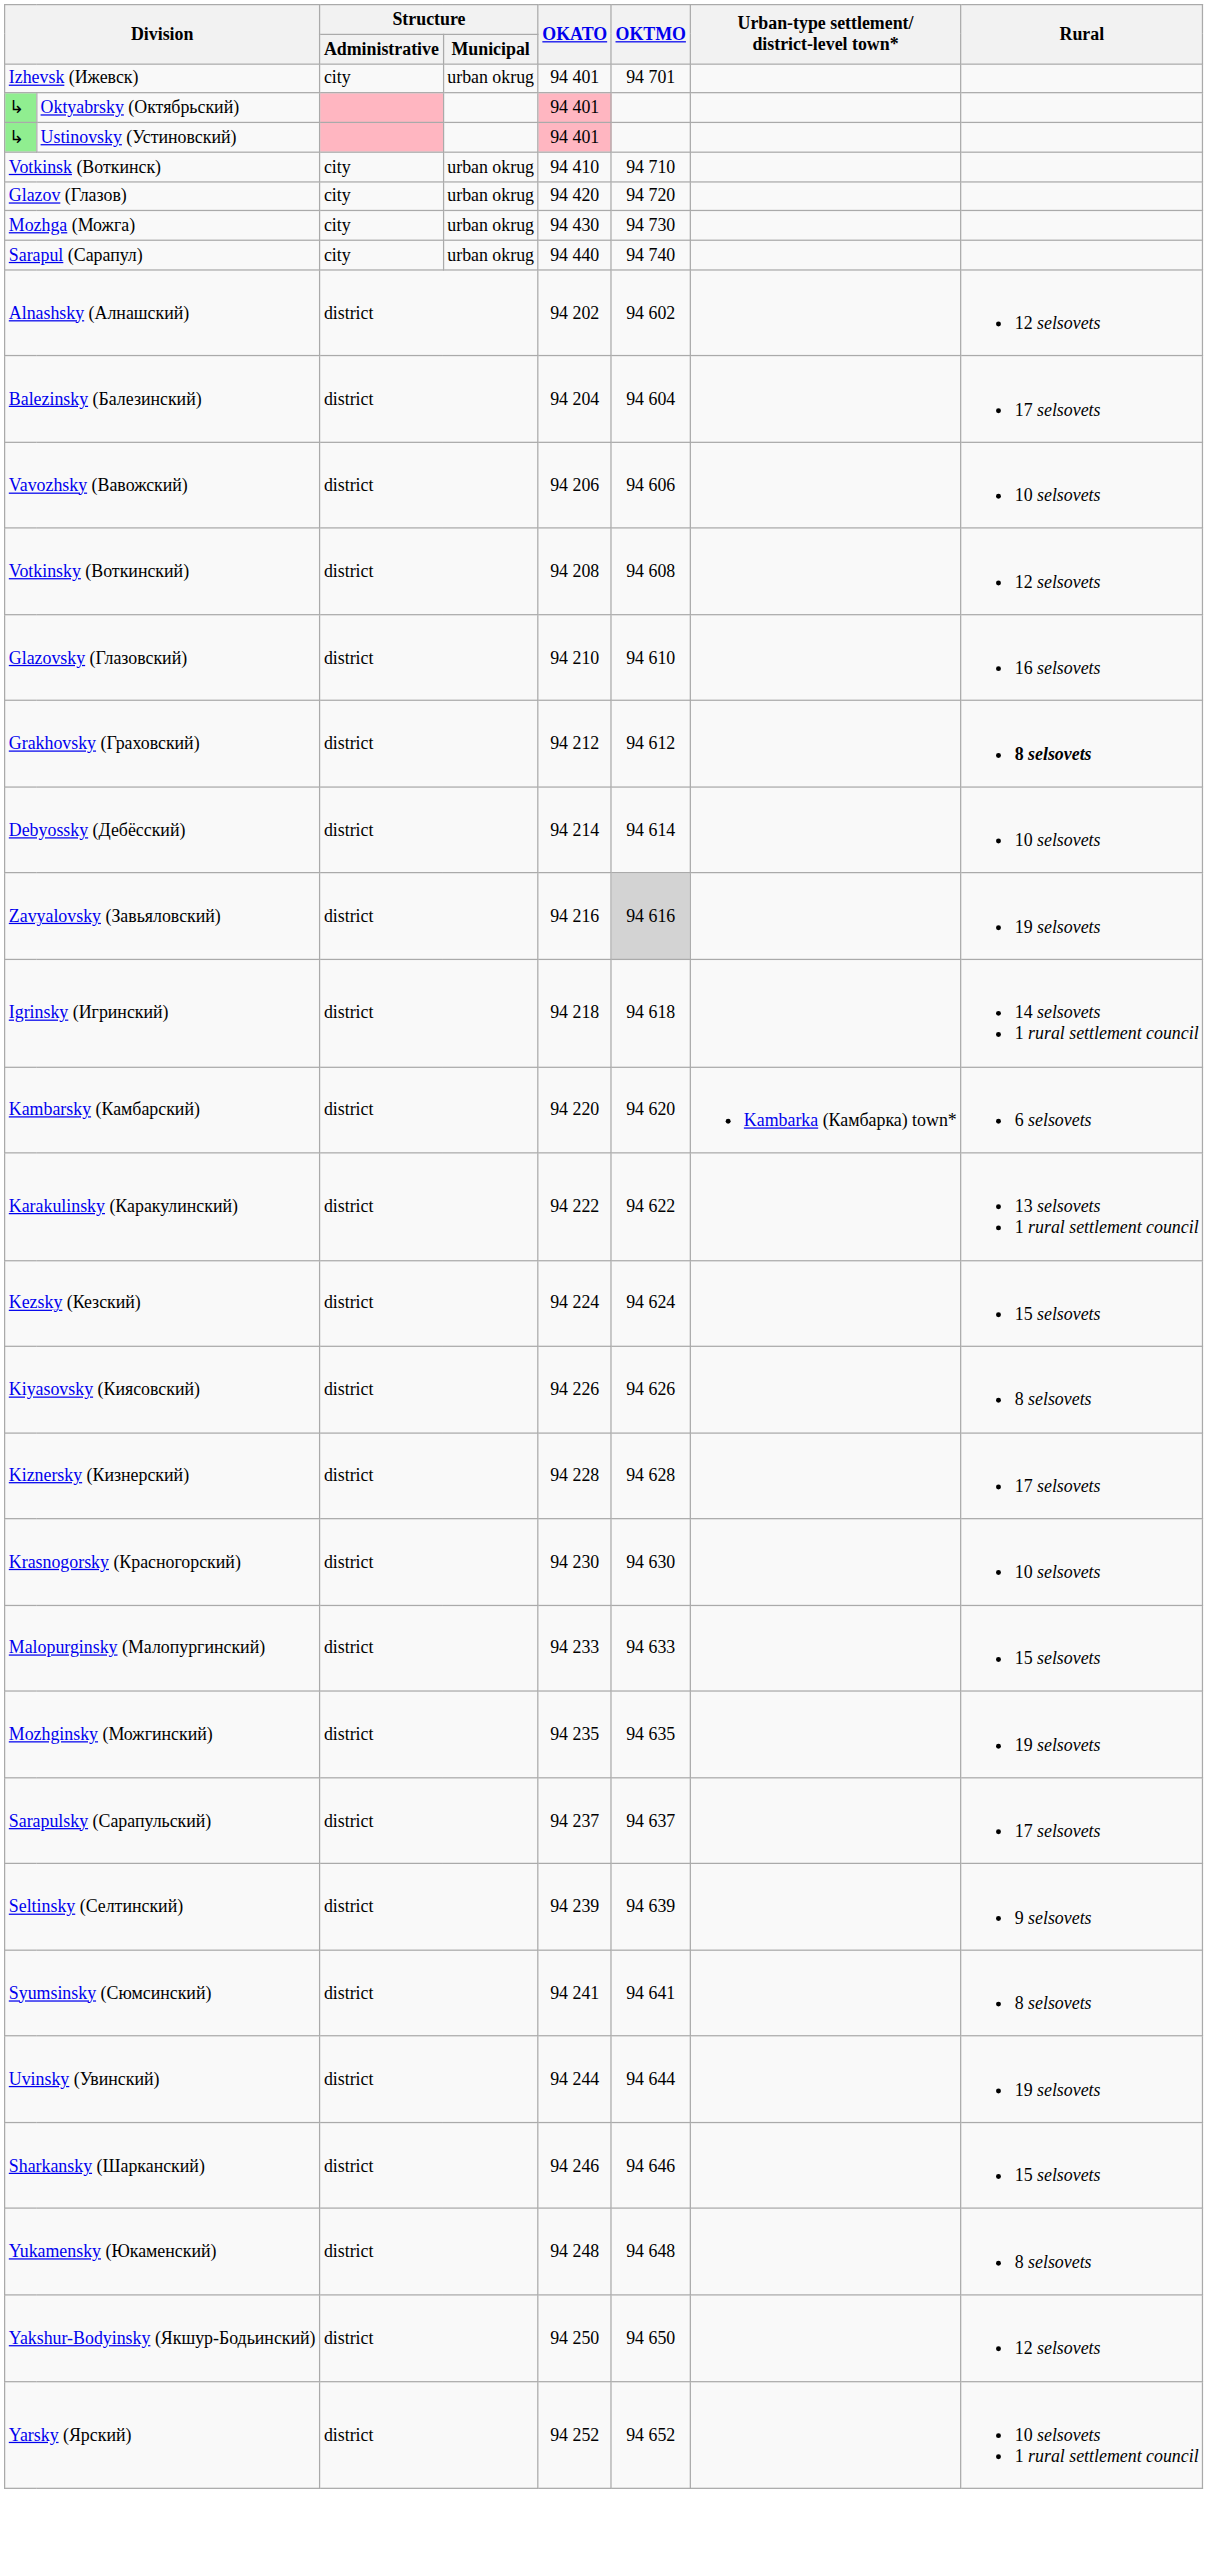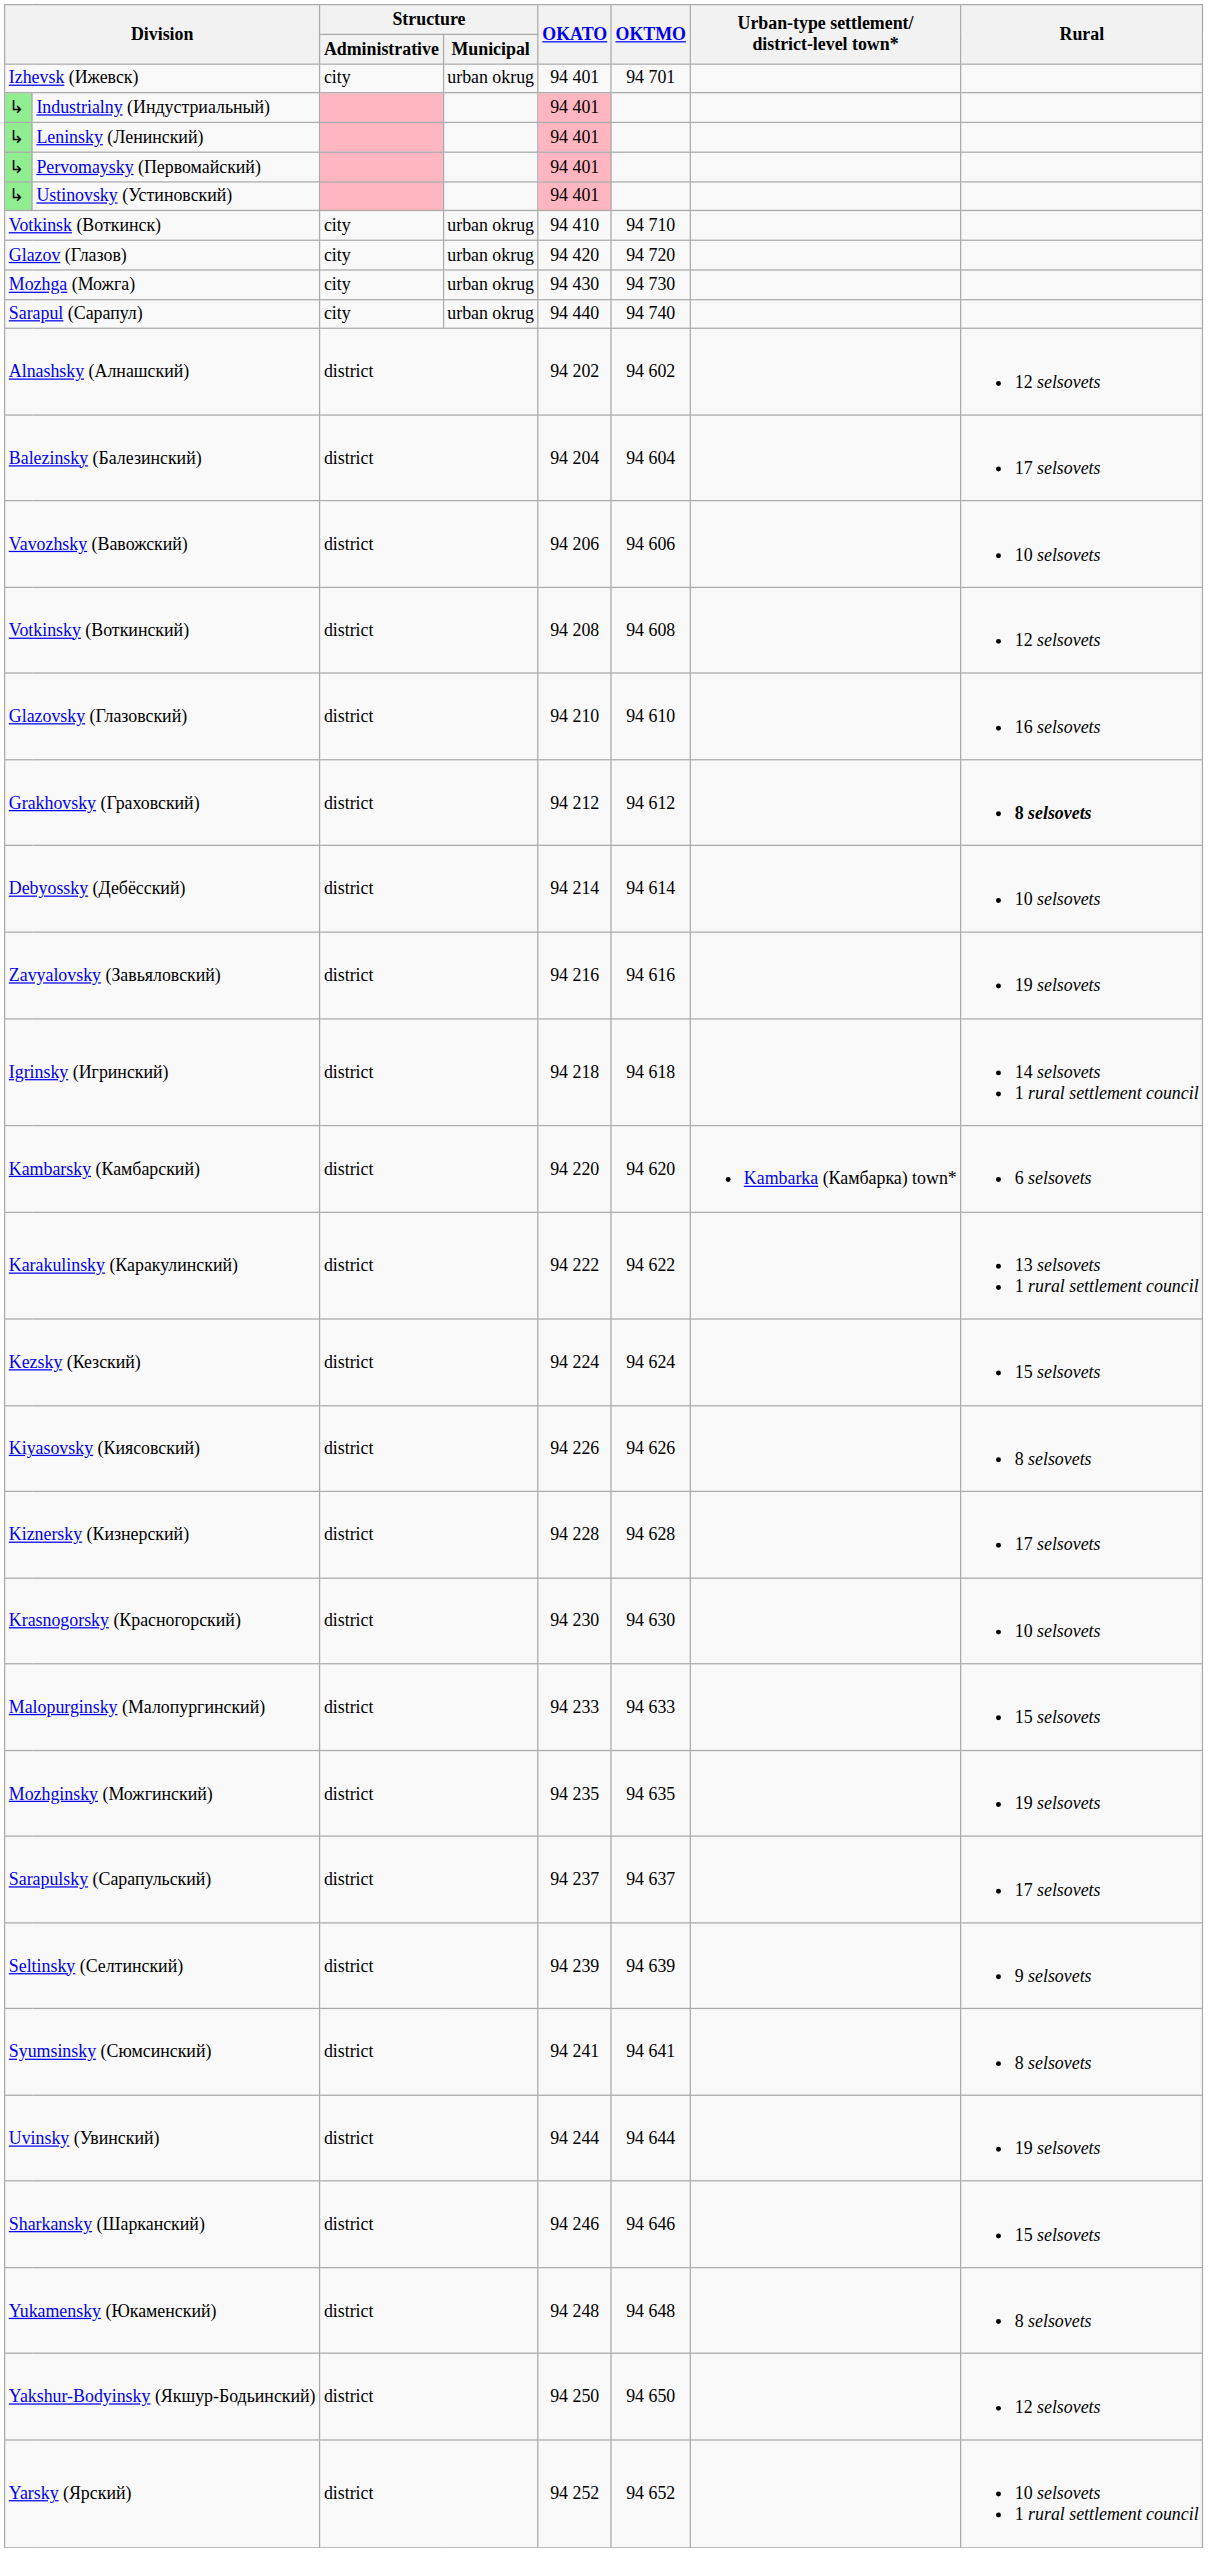+ row: (153, 107)
+ row: (120, 137)
- row: (140, 107)
+ row: (149, 166)
(651, 916) lightgrey background -> (651, 975) no background
